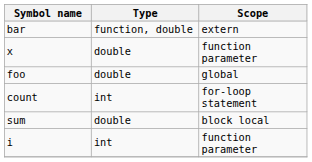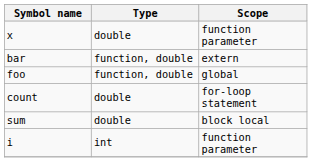rows swapped: (16, 30) <-> (10, 52)
(112, 75) double -> (143, 75) function, double
(103, 97) int -> (112, 97) double
